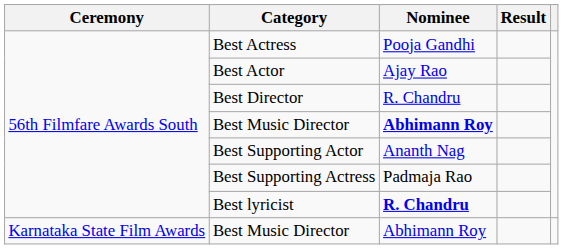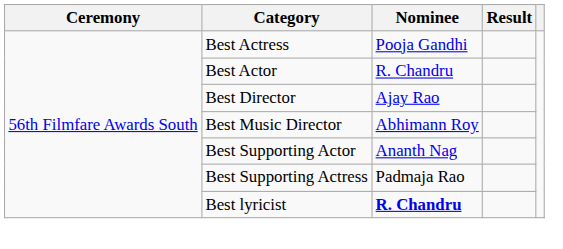(415, 71) Ajay Rao -> (414, 71) R. Chandru
(422, 97) R. Chandru -> (408, 97) Ajay Rao
(438, 124) bold -> (427, 124) normal
- row: (107, 230)
